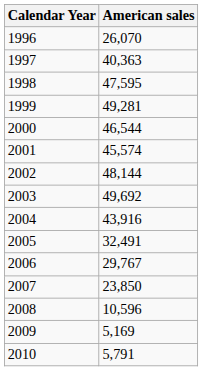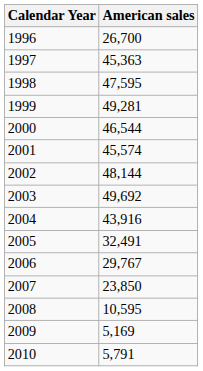(122, 38) 26,070 -> (122, 38) 26,700
(122, 60) 40,363 -> (122, 60) 45,363
(122, 309) 10,596 -> (122, 309) 10,595
